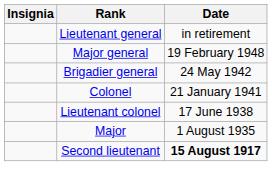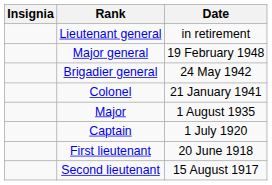- row: (110, 111)
+ row: (110, 131)
+ row: (110, 151)
(216, 151) bold -> (216, 170) normal
